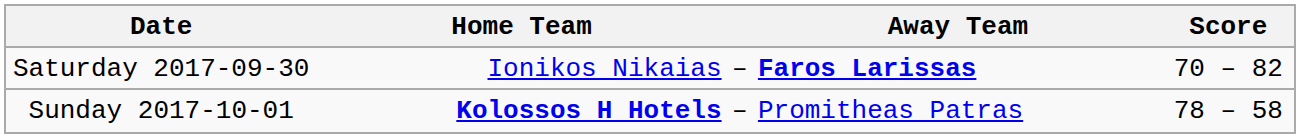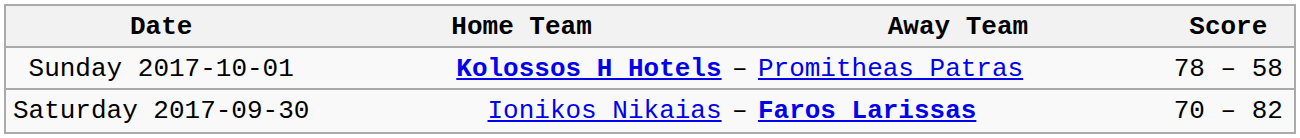rows swapped: (161, 69) <-> (161, 111)
